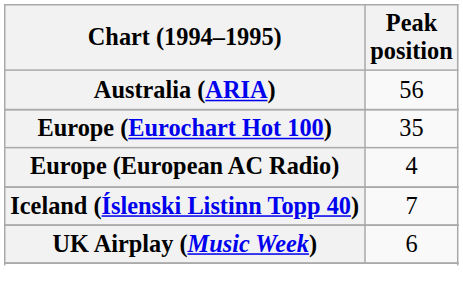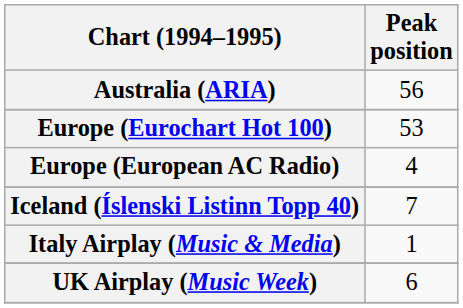(412, 128) 35 -> (412, 128) 53
+ row: (185, 243)
